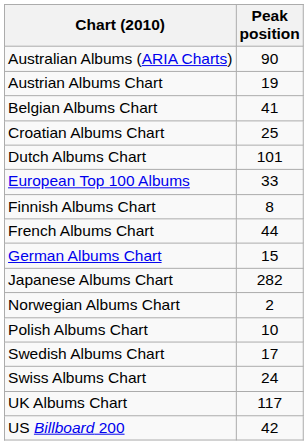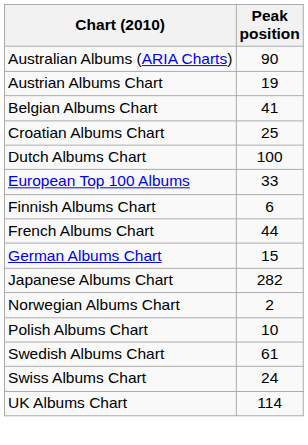(270, 157) 101 -> (270, 157) 100
(270, 206) 8 -> (270, 206) 6
(270, 354) 17 -> (270, 354) 61
(270, 403) 117 -> (270, 403) 114
- row: (66, 428)
